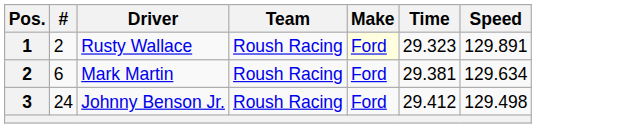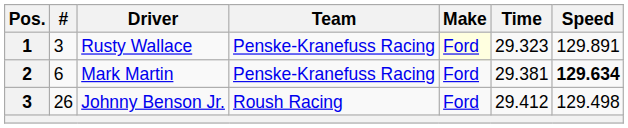(59, 46) 2 -> (59, 46) 3
(288, 46) Roush Racing -> (334, 46) Penske-Kranefuss Racing
(288, 74) Roush Racing -> (334, 74) Penske-Kranefuss Racing
(496, 74) normal -> (588, 74) bold
(63, 102) 24 -> (63, 102) 26
